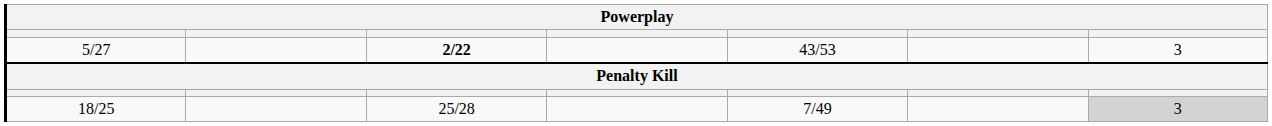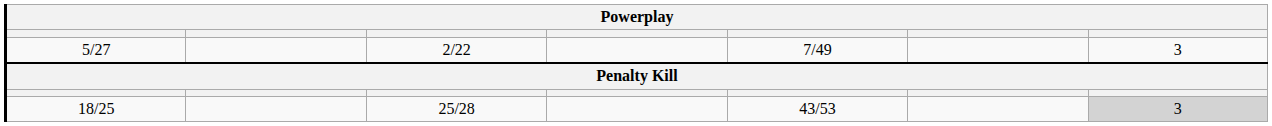(457, 49) bold -> (457, 49) normal
(818, 49) 43/53 -> (818, 49) 7/49
(818, 109) 7/49 -> (818, 109) 43/53
